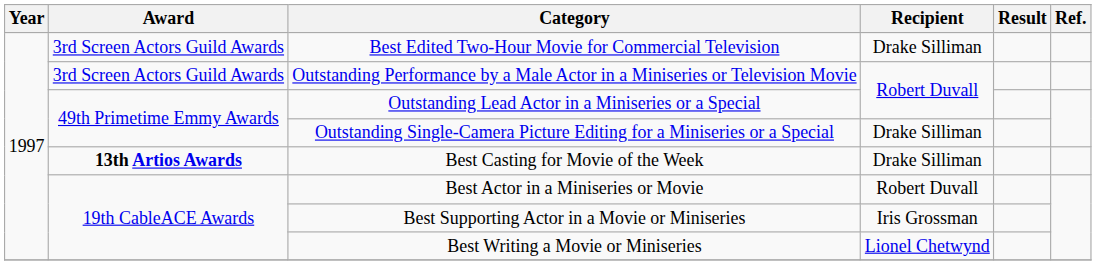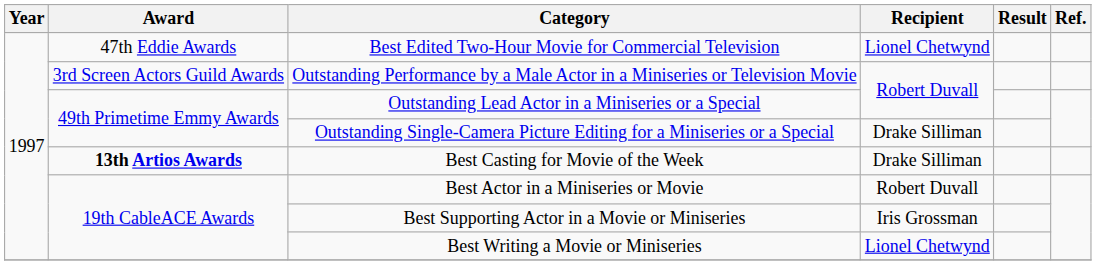(168, 47) 3rd Screen Actors Guild Awards -> (168, 47) 47th Eddie Awards
(927, 47) Drake Silliman -> (927, 47) Lionel Chetwynd
